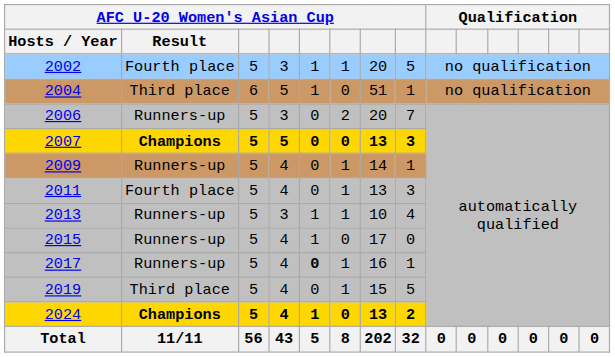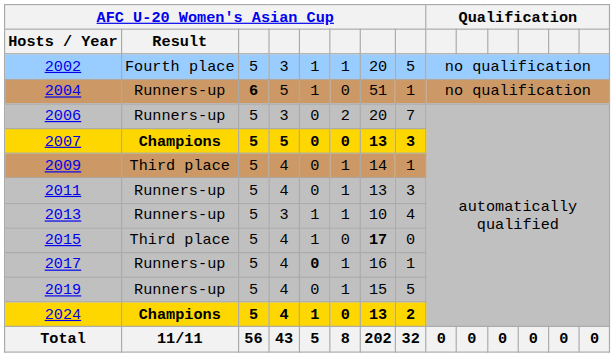(180, 91) Third place -> (180, 91) Runners-up
(253, 91) normal -> (253, 91) bold
(180, 166) Runners-up -> (180, 166) Third place
(180, 191) Fourth place -> (180, 191) Runners-up
(180, 240) Runners-up -> (180, 240) Third place
(378, 240) normal -> (378, 240) bold
(180, 290) Third place -> (180, 290) Runners-up
